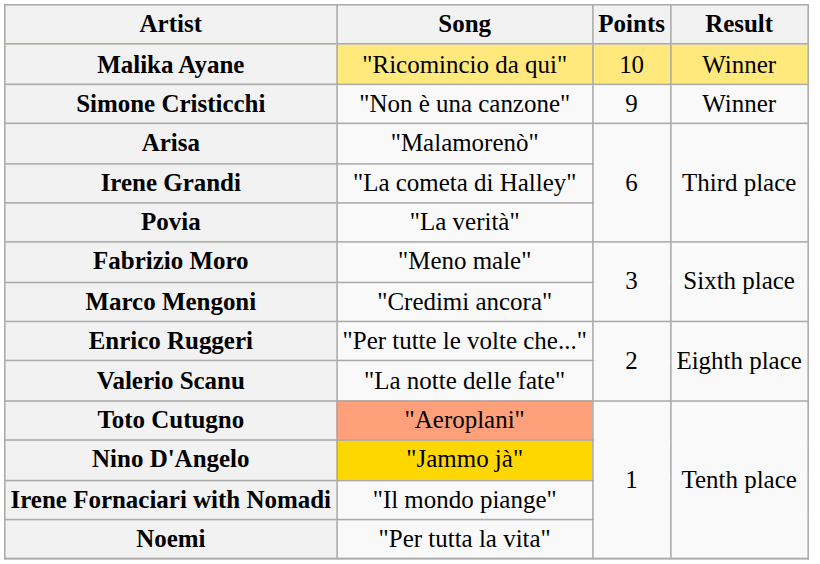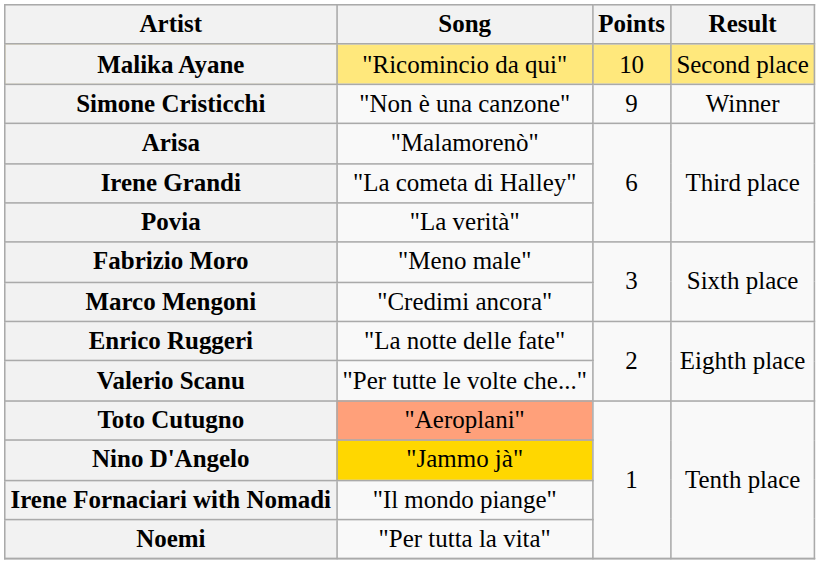(739, 63) Winner -> (743, 63) Second place
(465, 340) "Per tutte le volte che..." -> (465, 340) "La notte delle fate"
(465, 380) "La notte delle fate" -> (465, 380) "Per tutte le volte che..."
